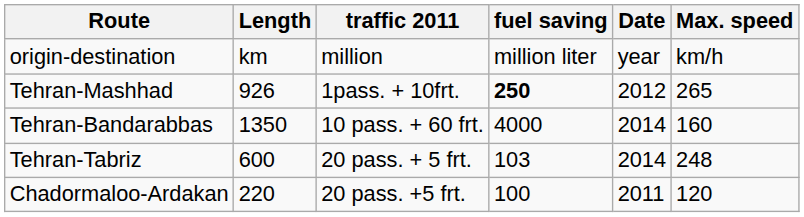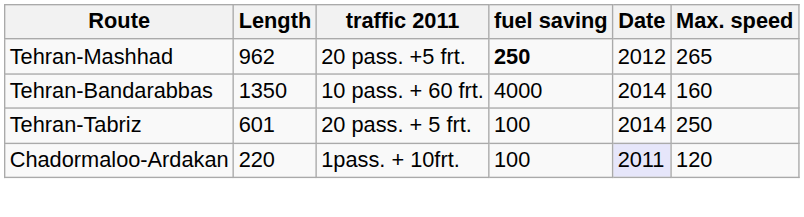- row: (93, 56)
(257, 90) 926 -> (257, 56) 962
(390, 90) 1pass. + 10frt. -> (393, 56) 20 pass. +5 frt.
(257, 159) 600 -> (257, 125) 601
(512, 159) 103 -> (512, 125) 100
(694, 159) 248 -> (694, 125) 250
(393, 194) 20 pass. +5 frt. -> (390, 159) 1pass. + 10frt.
(641, 194) no background -> (641, 159) lavender background
